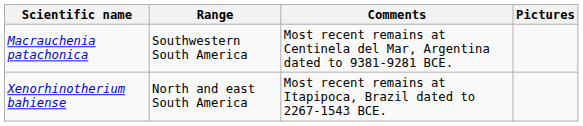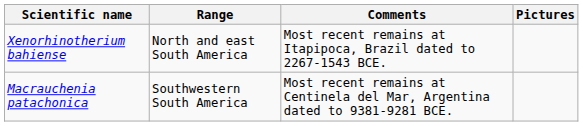rows swapped: (52, 48) <-> (66, 97)
